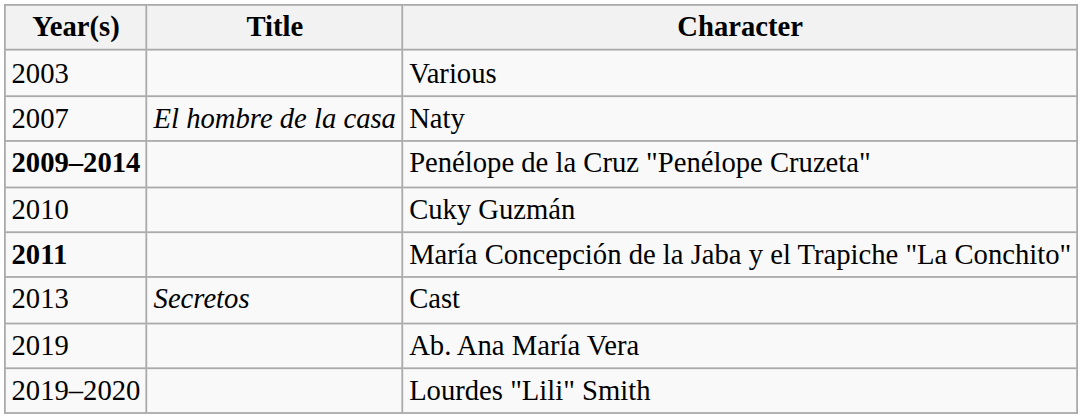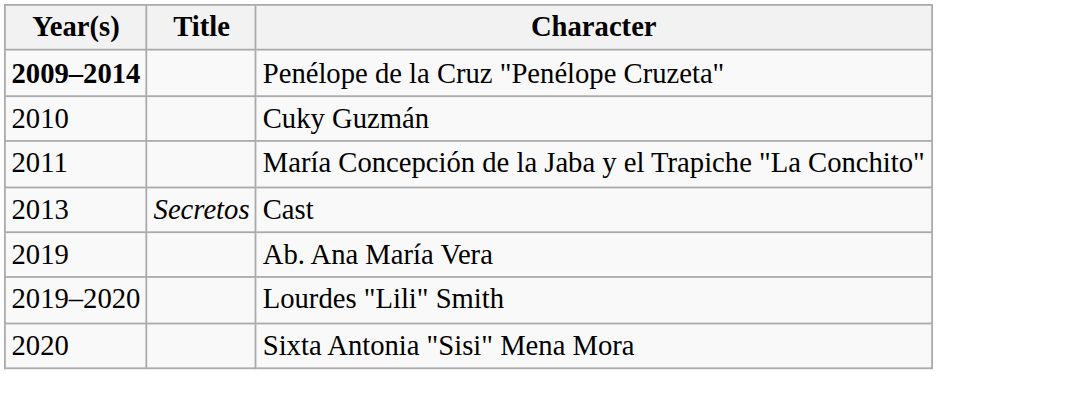- row: (453, 72)
- row: (437, 118)
(39, 254) bold -> (40, 163) normal
+ row: (449, 345)
